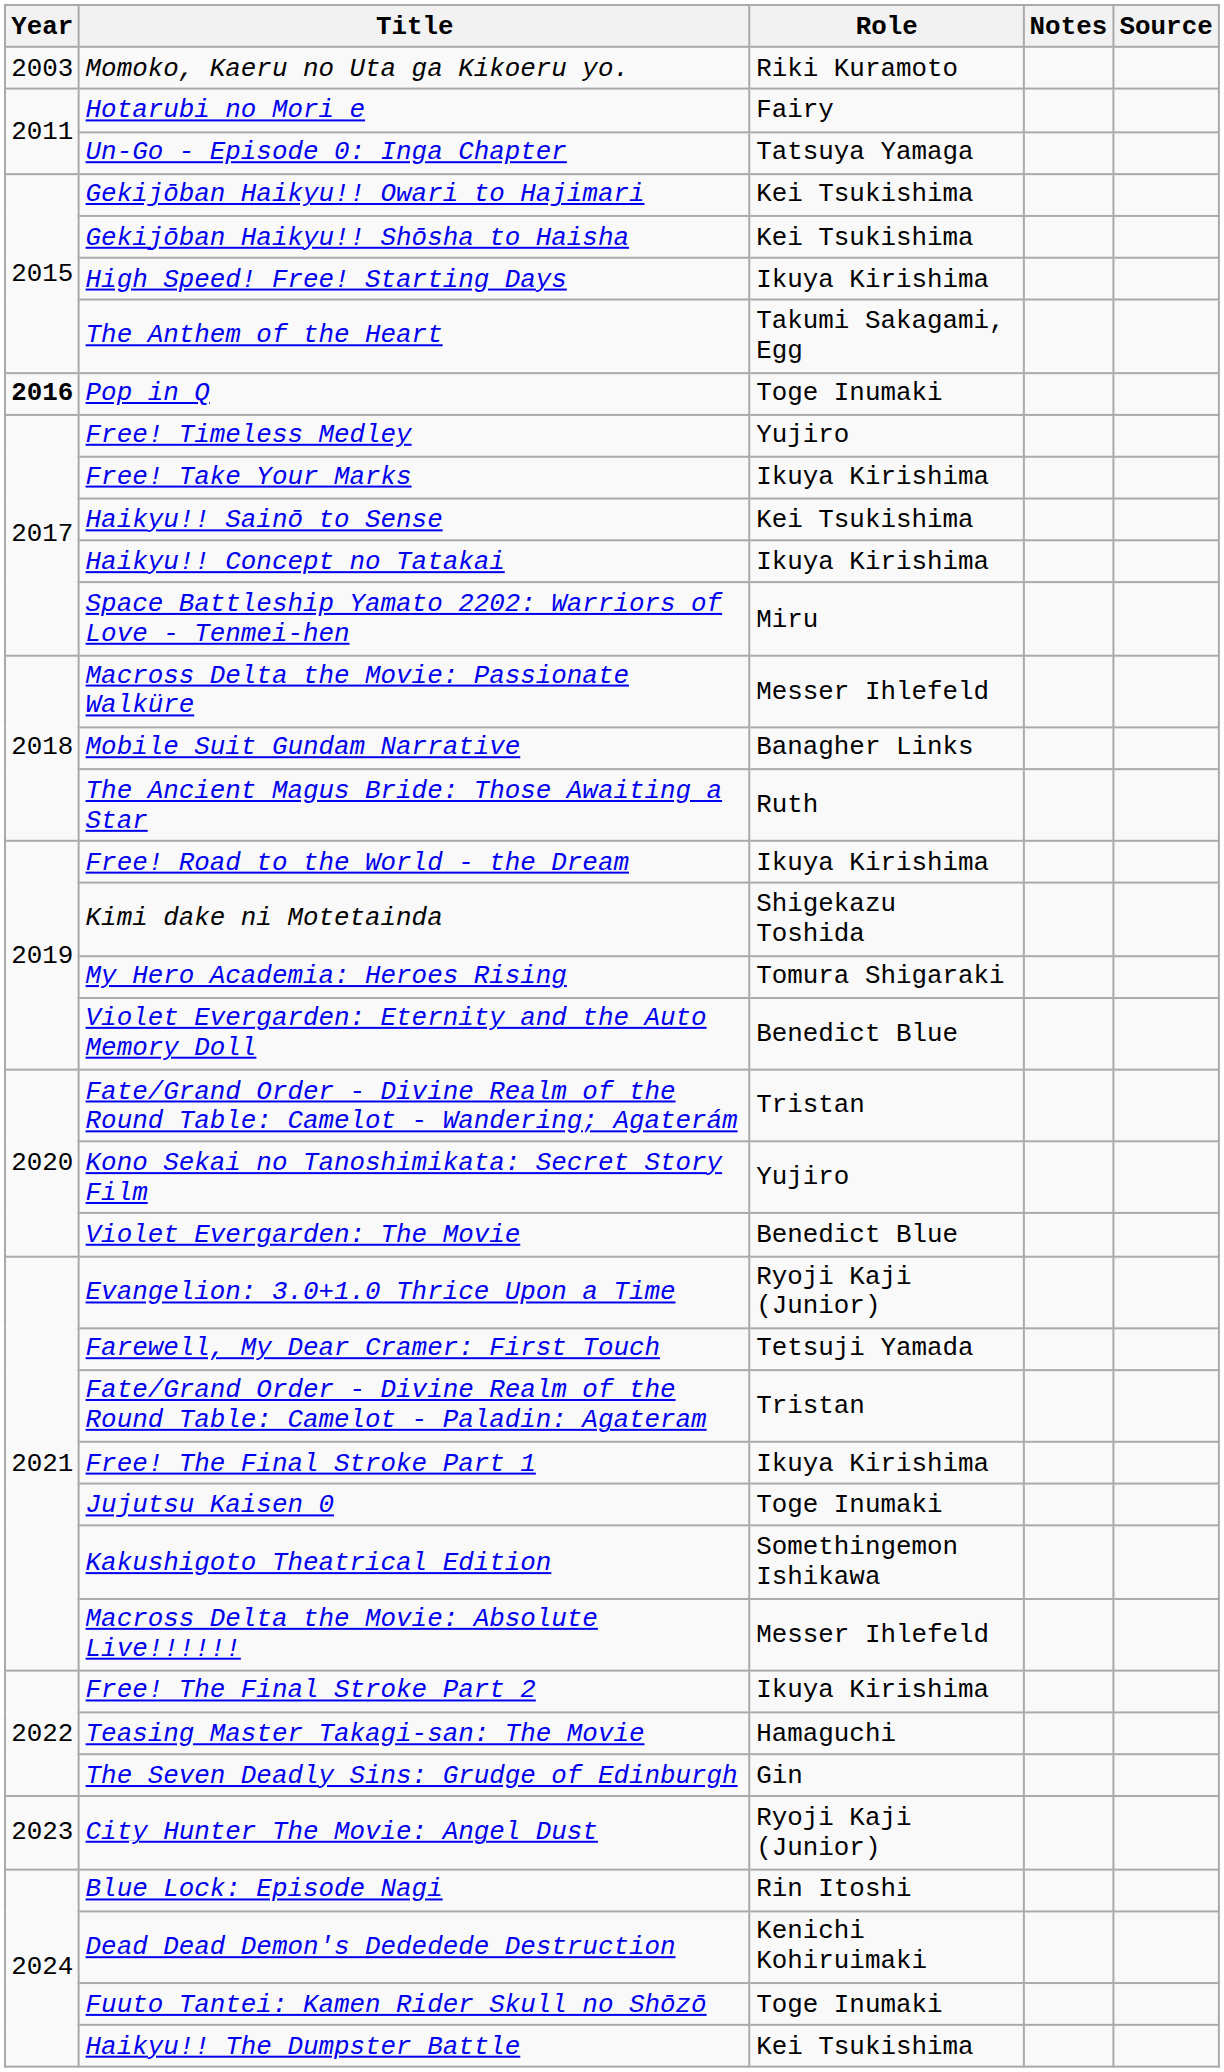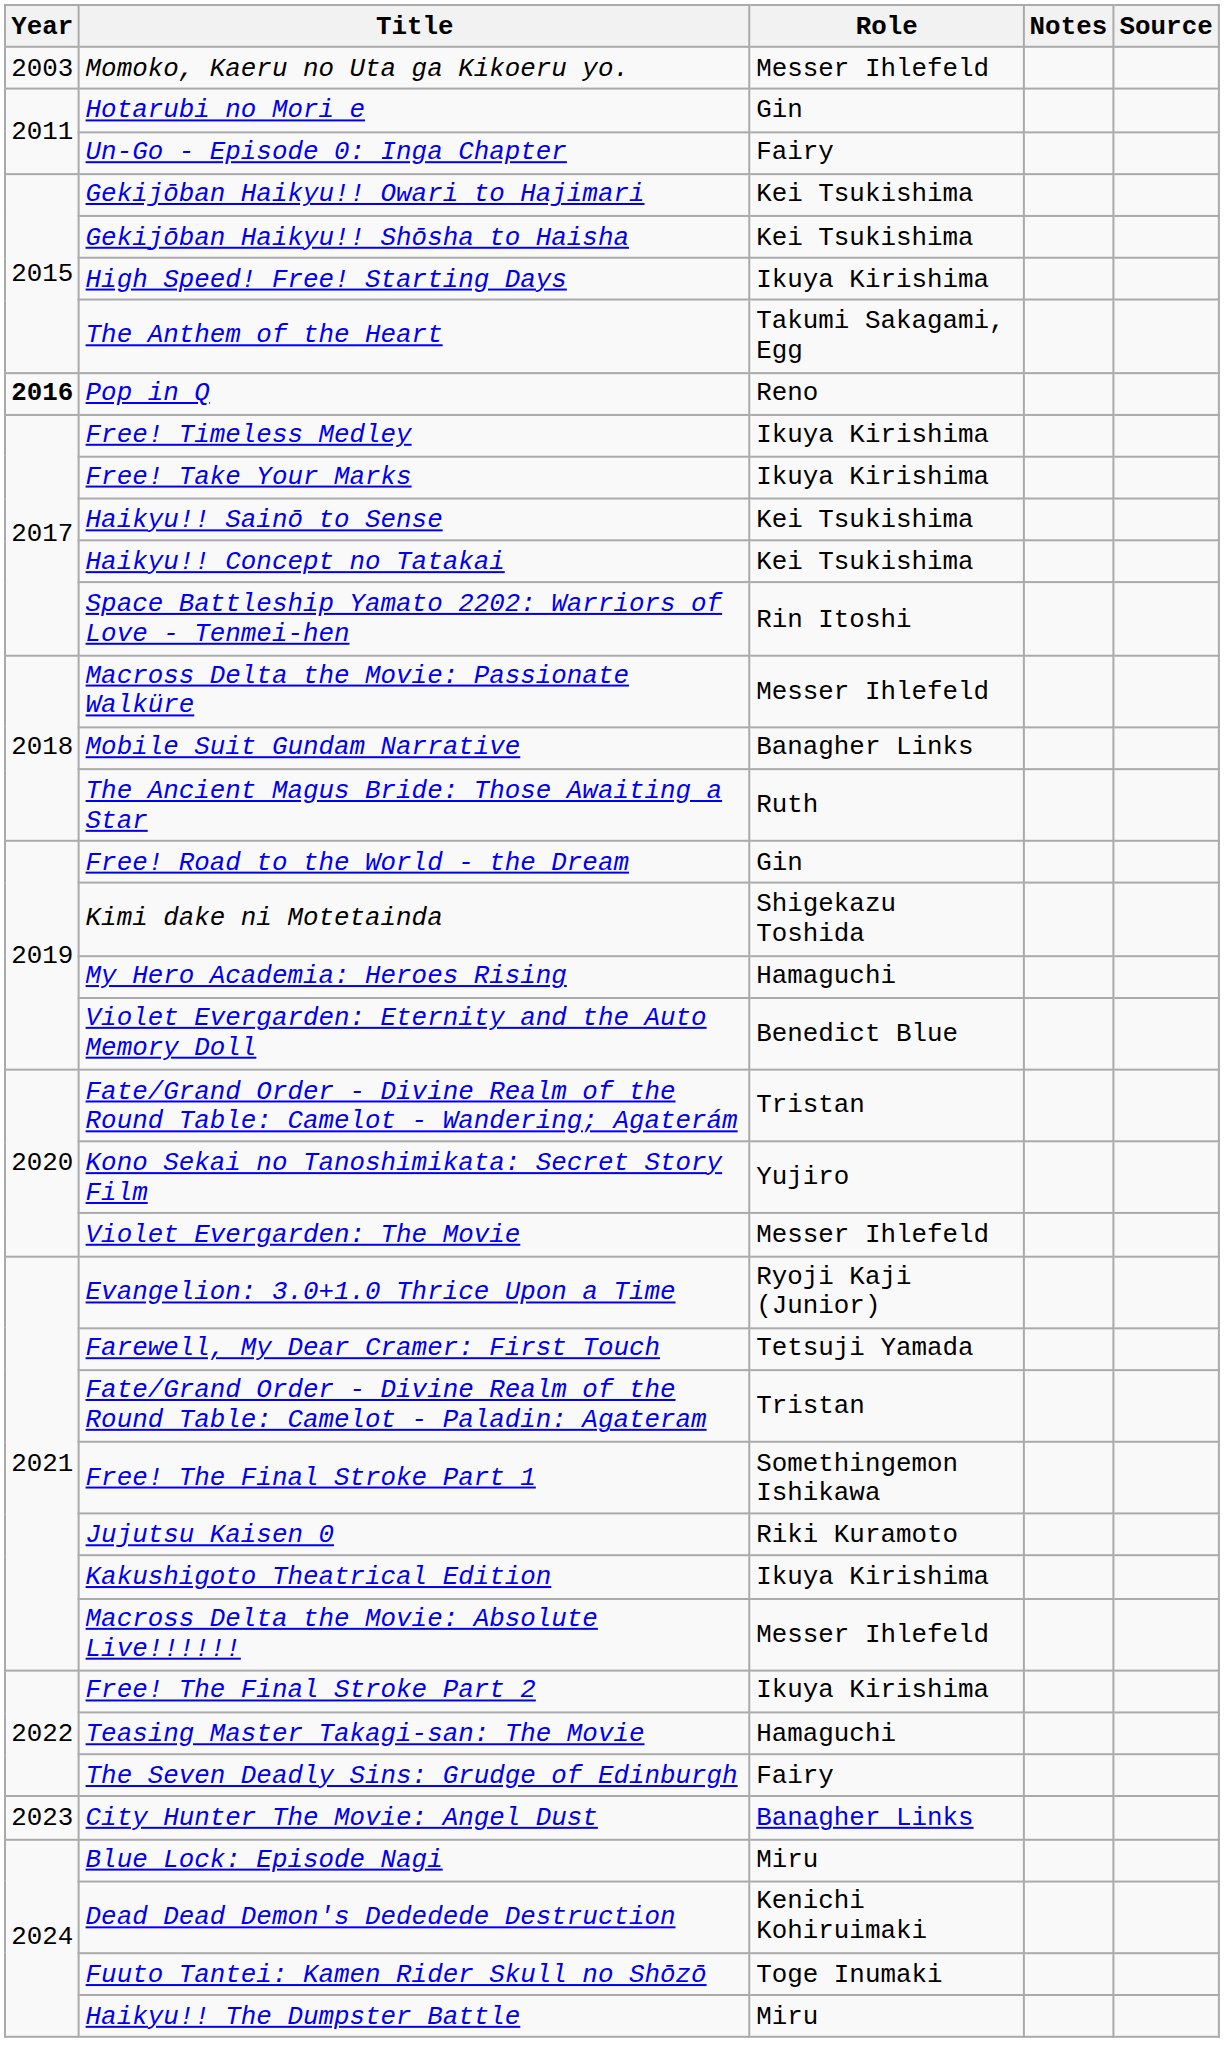(857, 68) Riki Kuramoto -> (873, 68) Messer Ihlefeld
(795, 110) Fairy -> (780, 110) Gin
(865, 153) Tatsuya Yamaga -> (795, 153) Fairy
(849, 393) Toge Inumaki -> (787, 393) Reno
(803, 435) Yujiro -> (873, 435) Ikuya Kirishima
(873, 562) Ikuya Kirishima -> (865, 562) Kei Tsukishima
(787, 619) Miru -> (834, 619) Rin Itoshi
(873, 862) Ikuya Kirishima -> (780, 862) Gin
(880, 976) Tomura Shigaraki -> (826, 976) Hamaguchi
(857, 1235) Benedict Blue -> (873, 1235) Messer Ihlefeld
(873, 1463) Ikuya Kirishima -> (857, 1478) Somethingemon Ishikawa
(849, 1505) Toge Inumaki -> (857, 1535) Riki Kuramoto
(857, 1562) Somethingemon Ishikawa -> (873, 1577) Ikuya Kirishima
(780, 1776) Gin -> (795, 1776) Fairy
(834, 1833) Ryoji Kaji (Junior) -> (865, 1818) Banagher Links
(834, 1890) Rin Itoshi -> (787, 1860) Miru
(865, 2046) Kei Tsukishima -> (787, 2016) Miru
